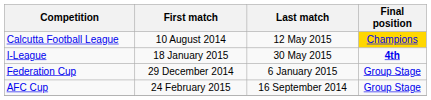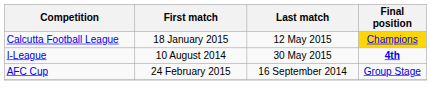(191, 39) 10 August 2014 -> (191, 39) 18 January 2015
(191, 55) 18 January 2015 -> (191, 55) 10 August 2014
- row: (41, 71)
